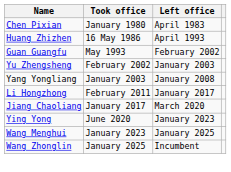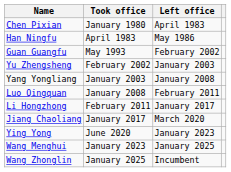+ row: (31, 38)
- row: (39, 38)
+ row: (36, 92)
